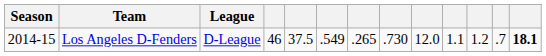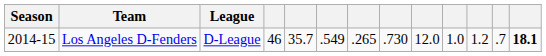(301, 40) 37.5 -> (301, 40) 35.7
(455, 40) 1.1 -> (455, 40) 1.0
